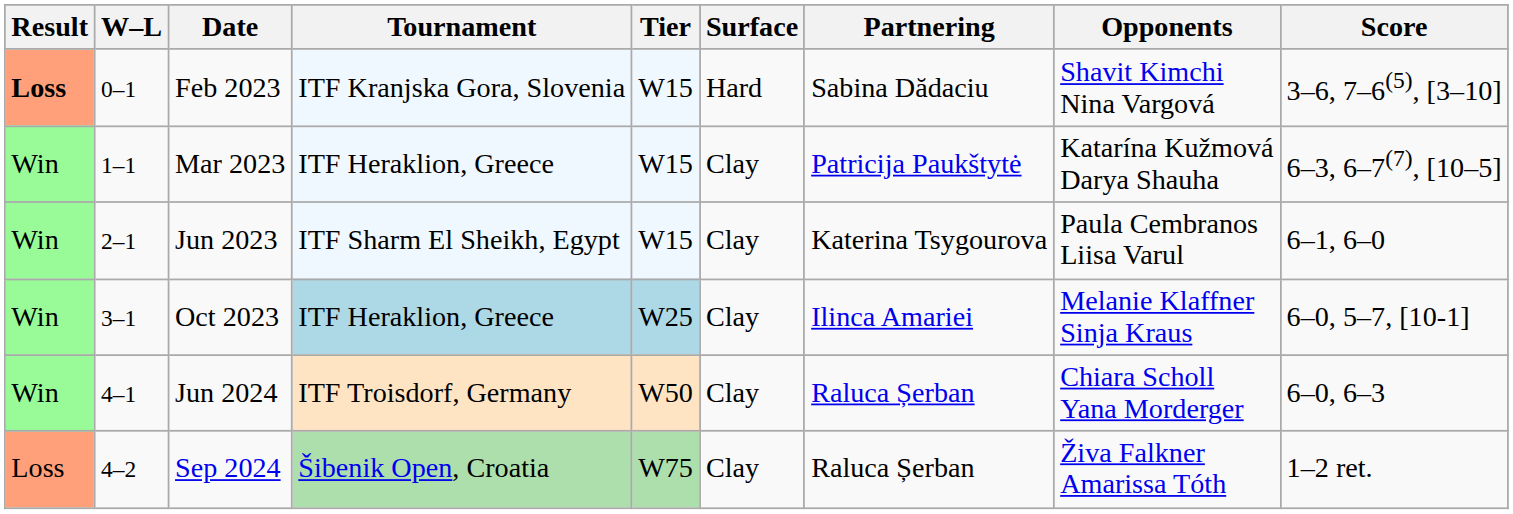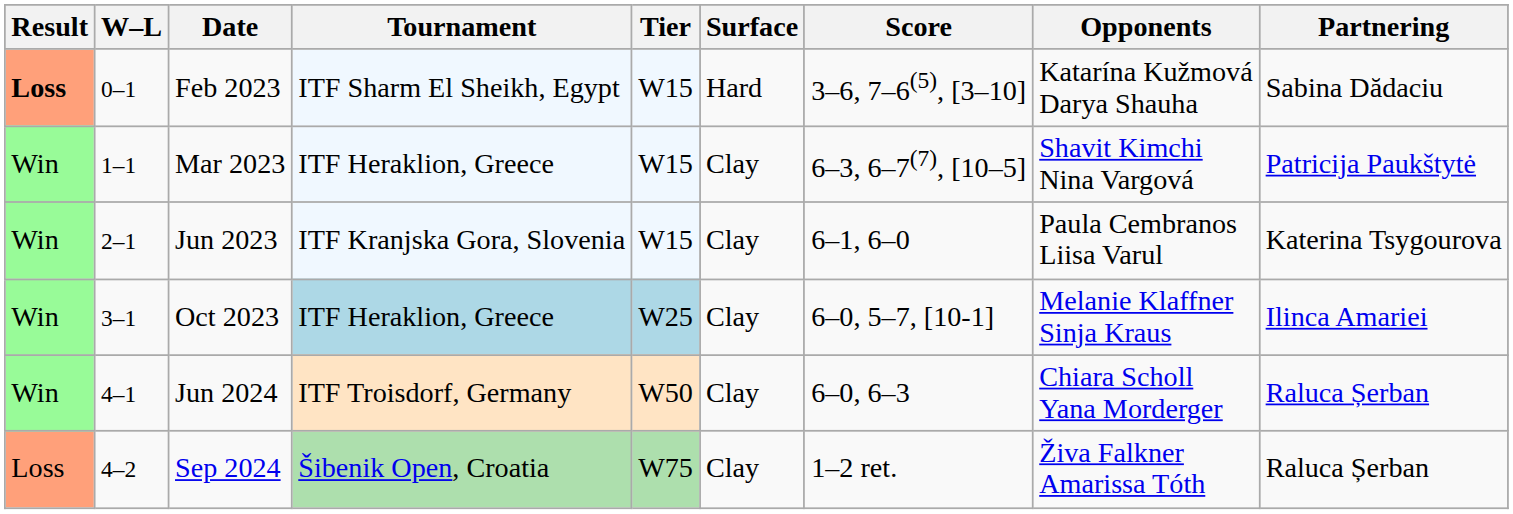columns swapped: (929, 26) <-> (1394, 26)
(462, 87) ITF Kranjska Gora, Slovenia -> (459, 87) ITF Sharm El Sheikh, Egypt
(1142, 87) Shavit Kimchi Nina Vargová -> (1146, 87) Katarína Kužmová Darya Shauha
(1167, 163) Katarína Kužmová Darya Shauha -> (1121, 163) Shavit Kimchi Nina Vargová
(459, 240) ITF Sharm El Sheikh, Egypt -> (462, 240) ITF Kranjska Gora, Slovenia
